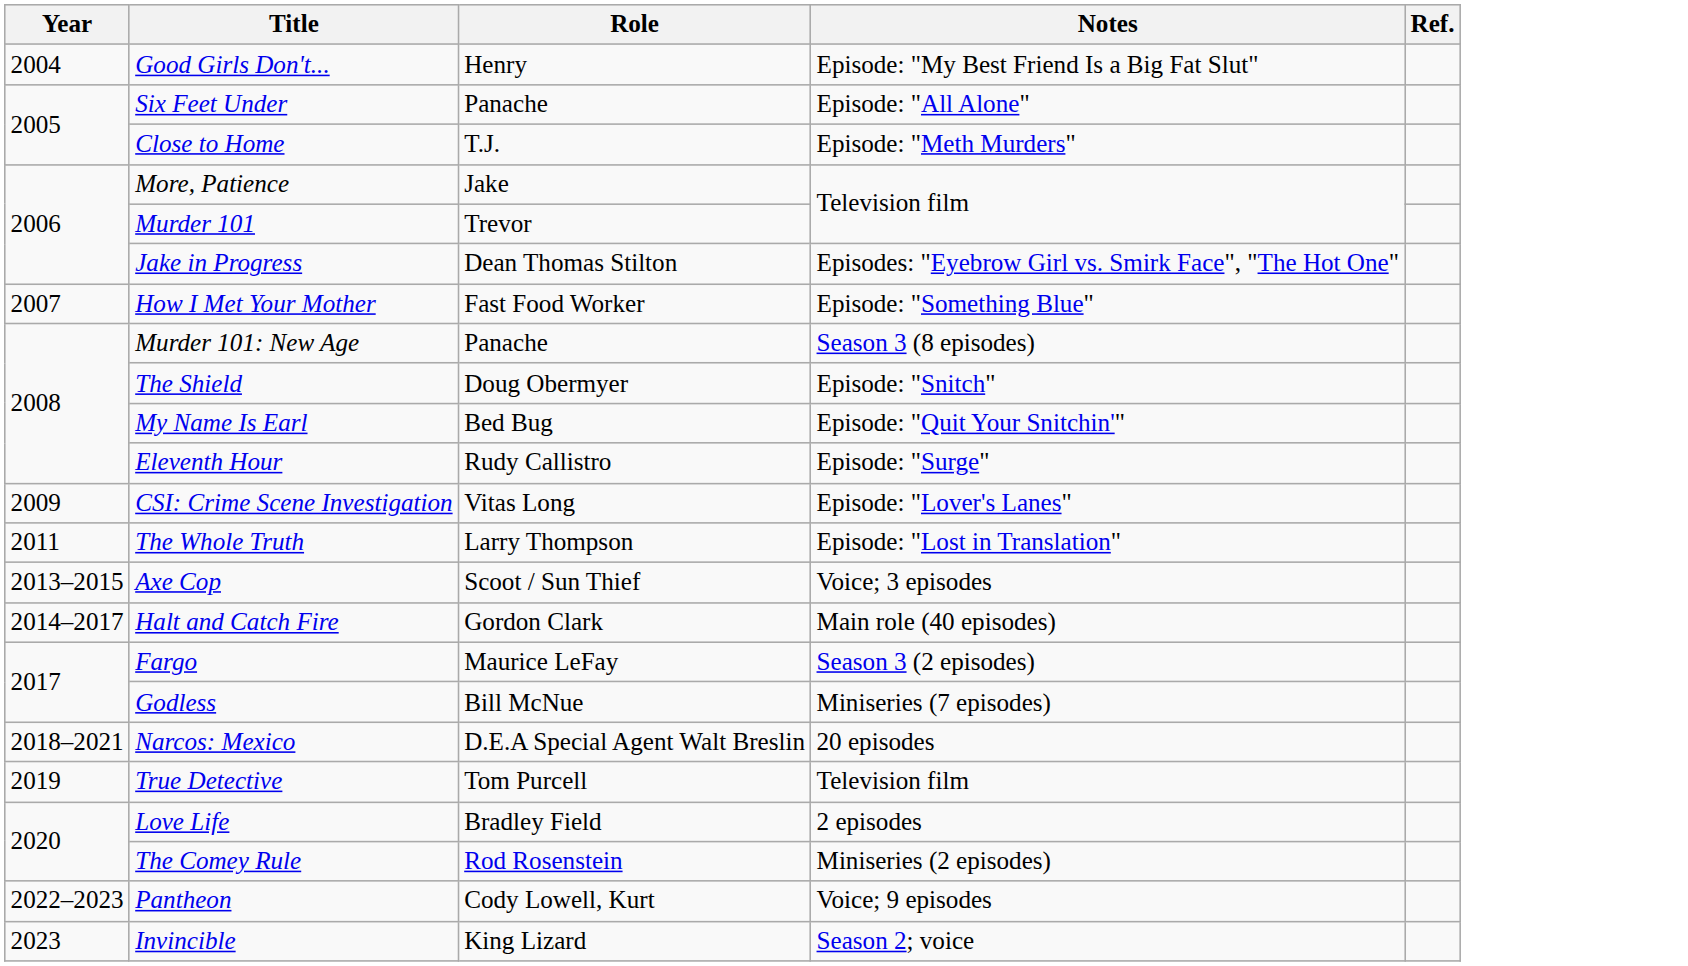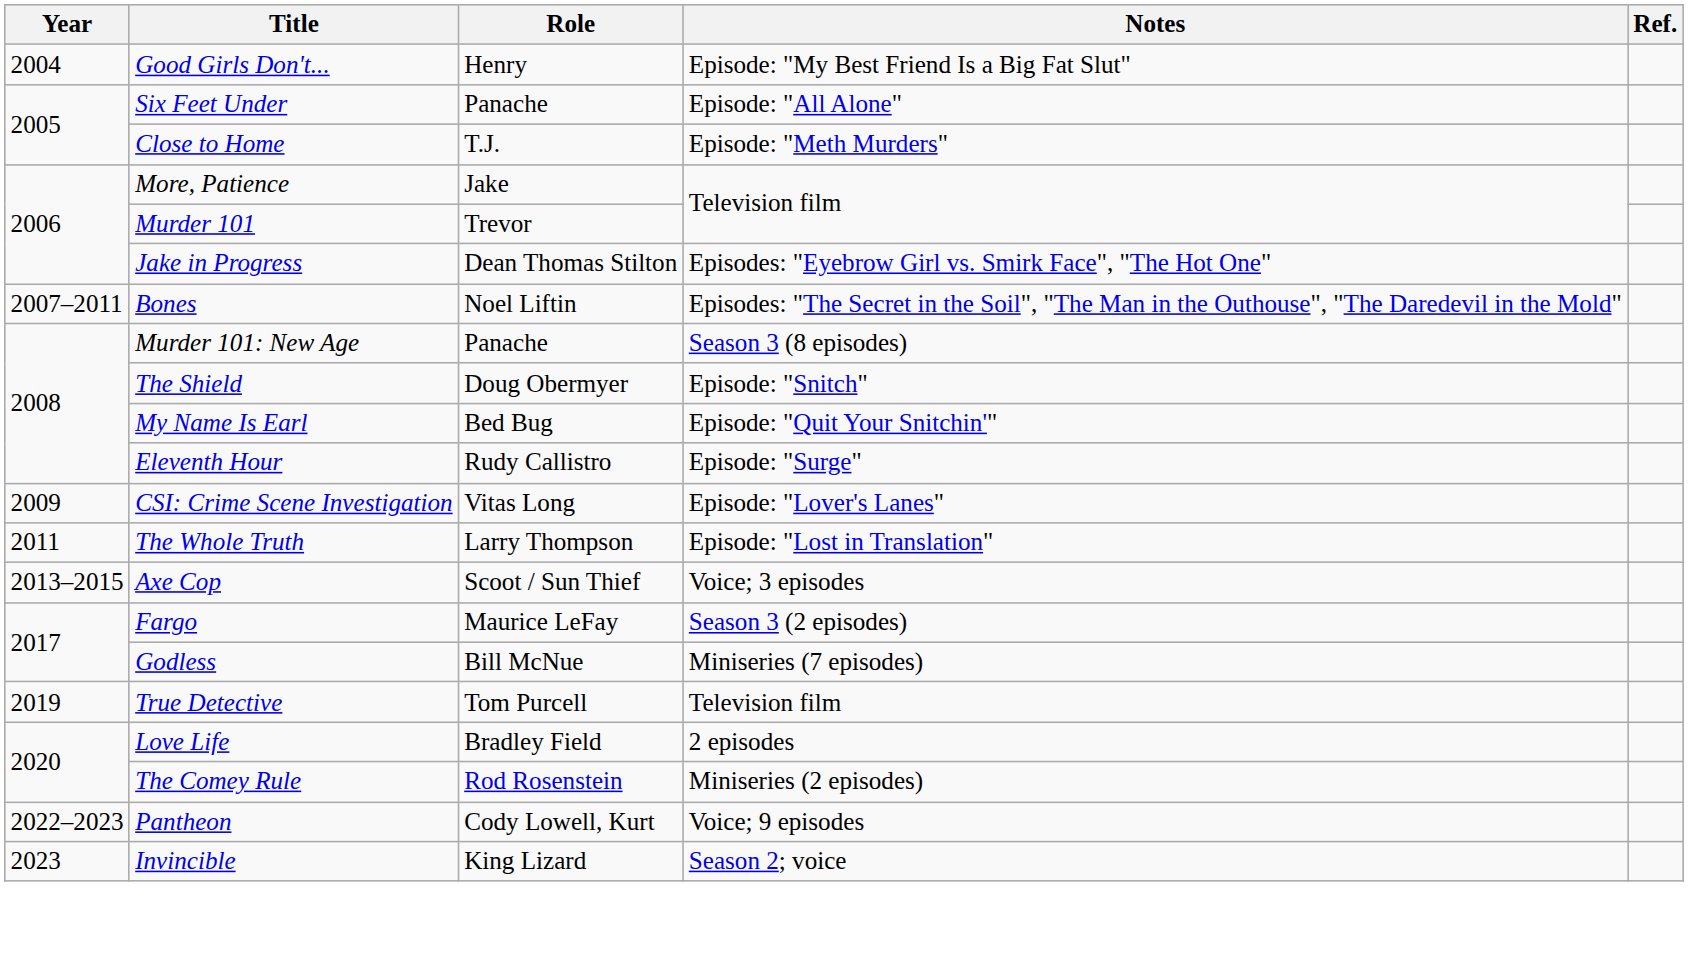- row: (255, 303)
+ row: (166, 303)
- row: (237, 622)
- row: (215, 741)
